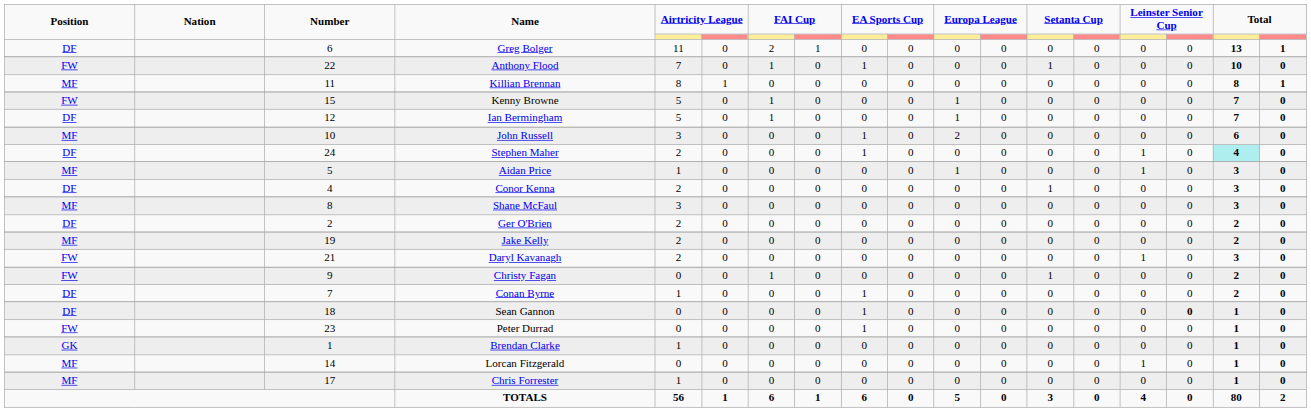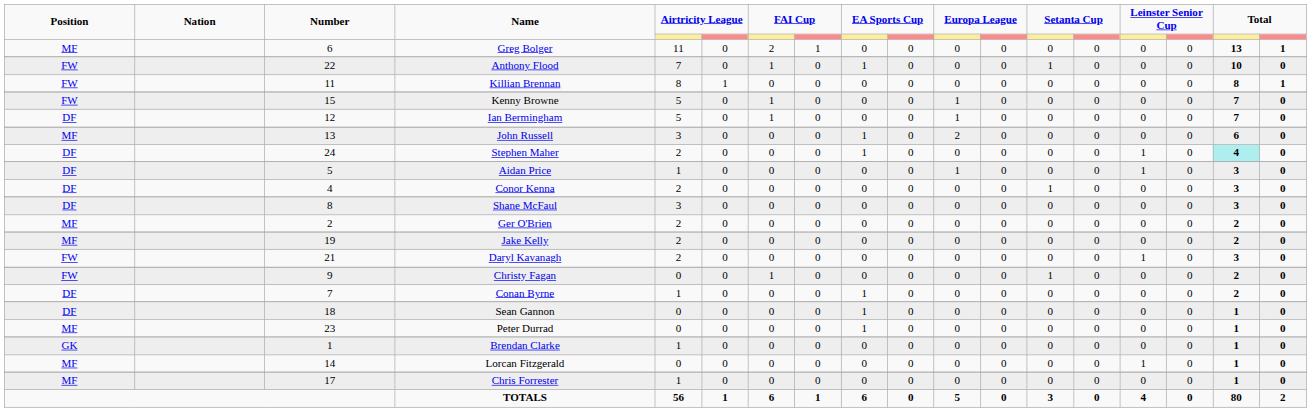(69, 48) DF -> (69, 48) MF
(69, 83) MF -> (69, 83) FW
(330, 135) 10 -> (330, 135) 13
(69, 170) MF -> (69, 170) DF
(69, 205) MF -> (69, 205) DF
(69, 223) DF -> (69, 223) MF
(1190, 310) bold -> (1190, 310) normal
(69, 328) FW -> (69, 328) MF
